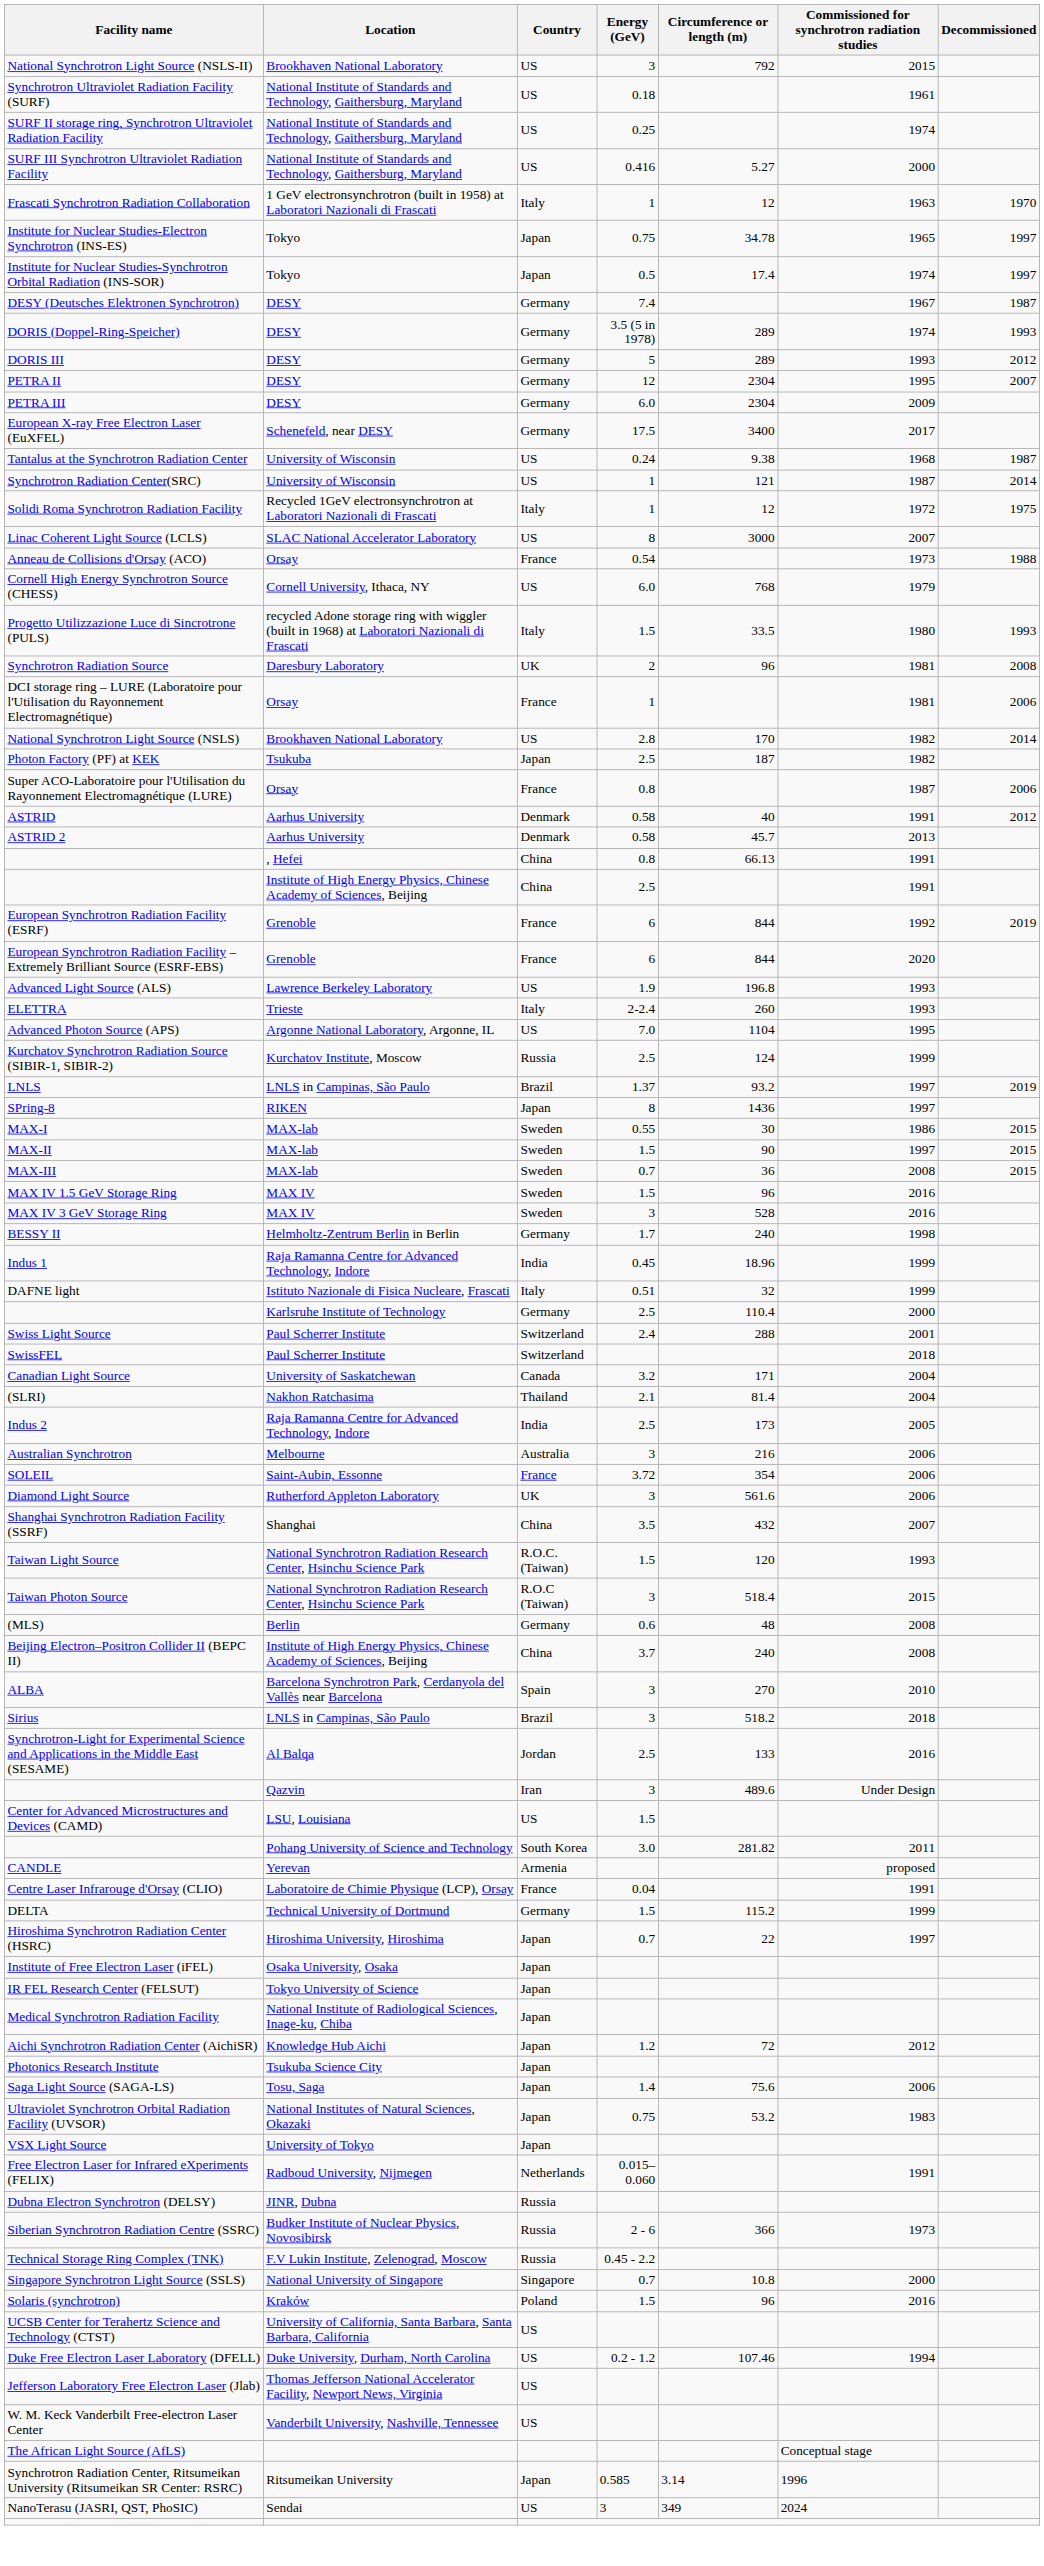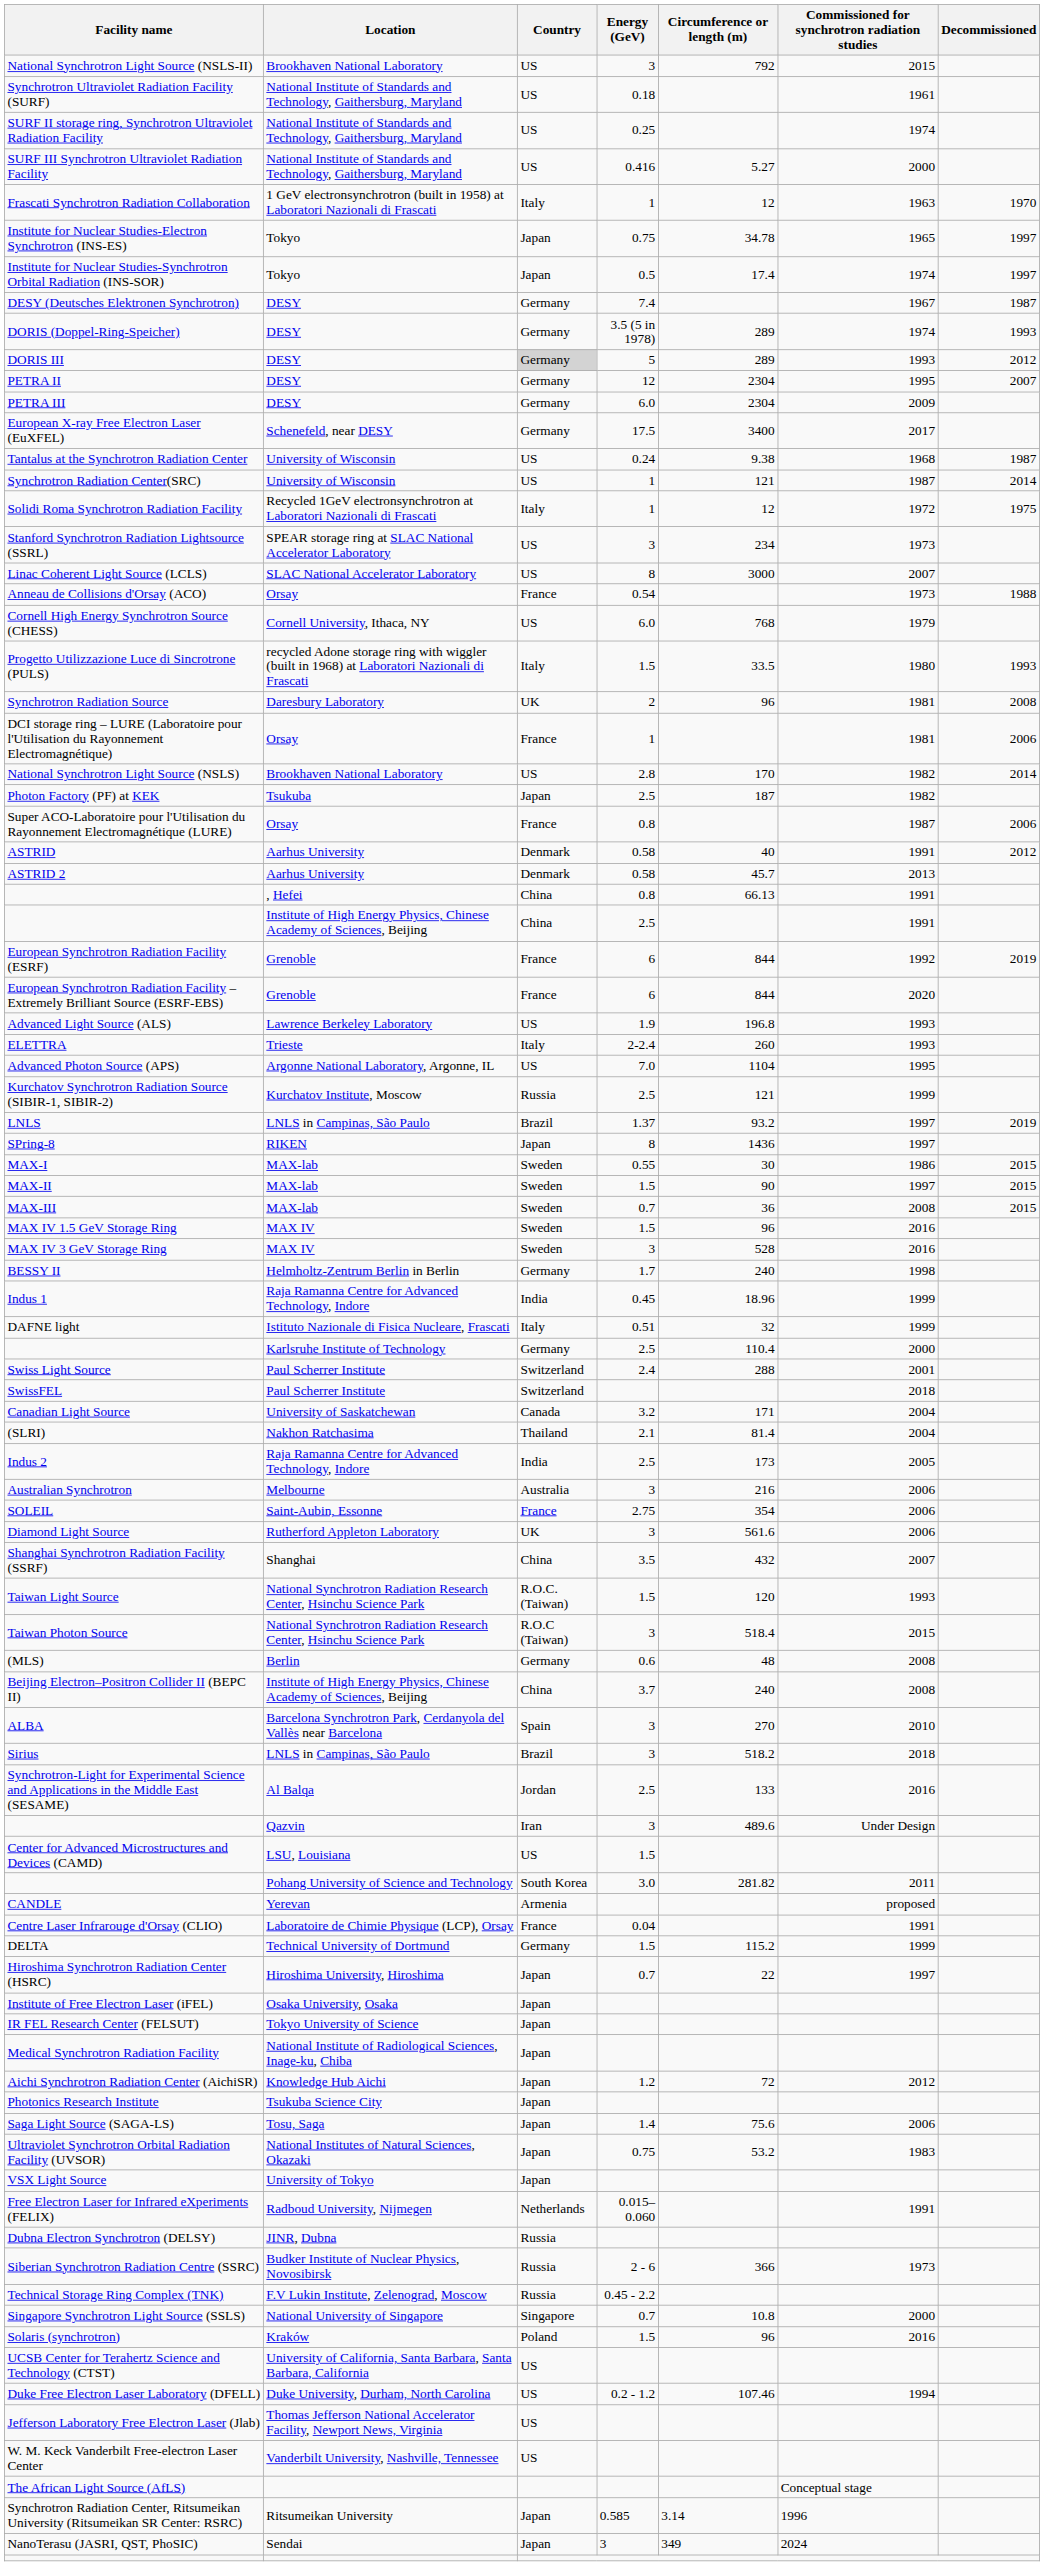(545, 360) no background -> (545, 360) lightgrey background
+ row: (126, 544)
(765, 1058) 124 -> (765, 1094) 121
(644, 1474) 3.72 -> (644, 1510) 2.75
(529, 2508) US -> (536, 2544) Japan
